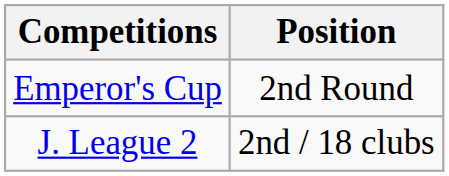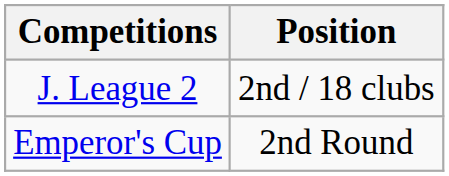rows swapped: (117, 142) <-> (118, 87)
